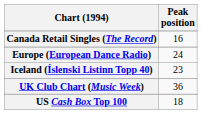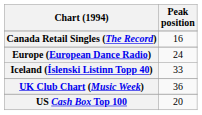(178, 70) 23 -> (178, 70) 33
(178, 102) 18 -> (178, 102) 20
